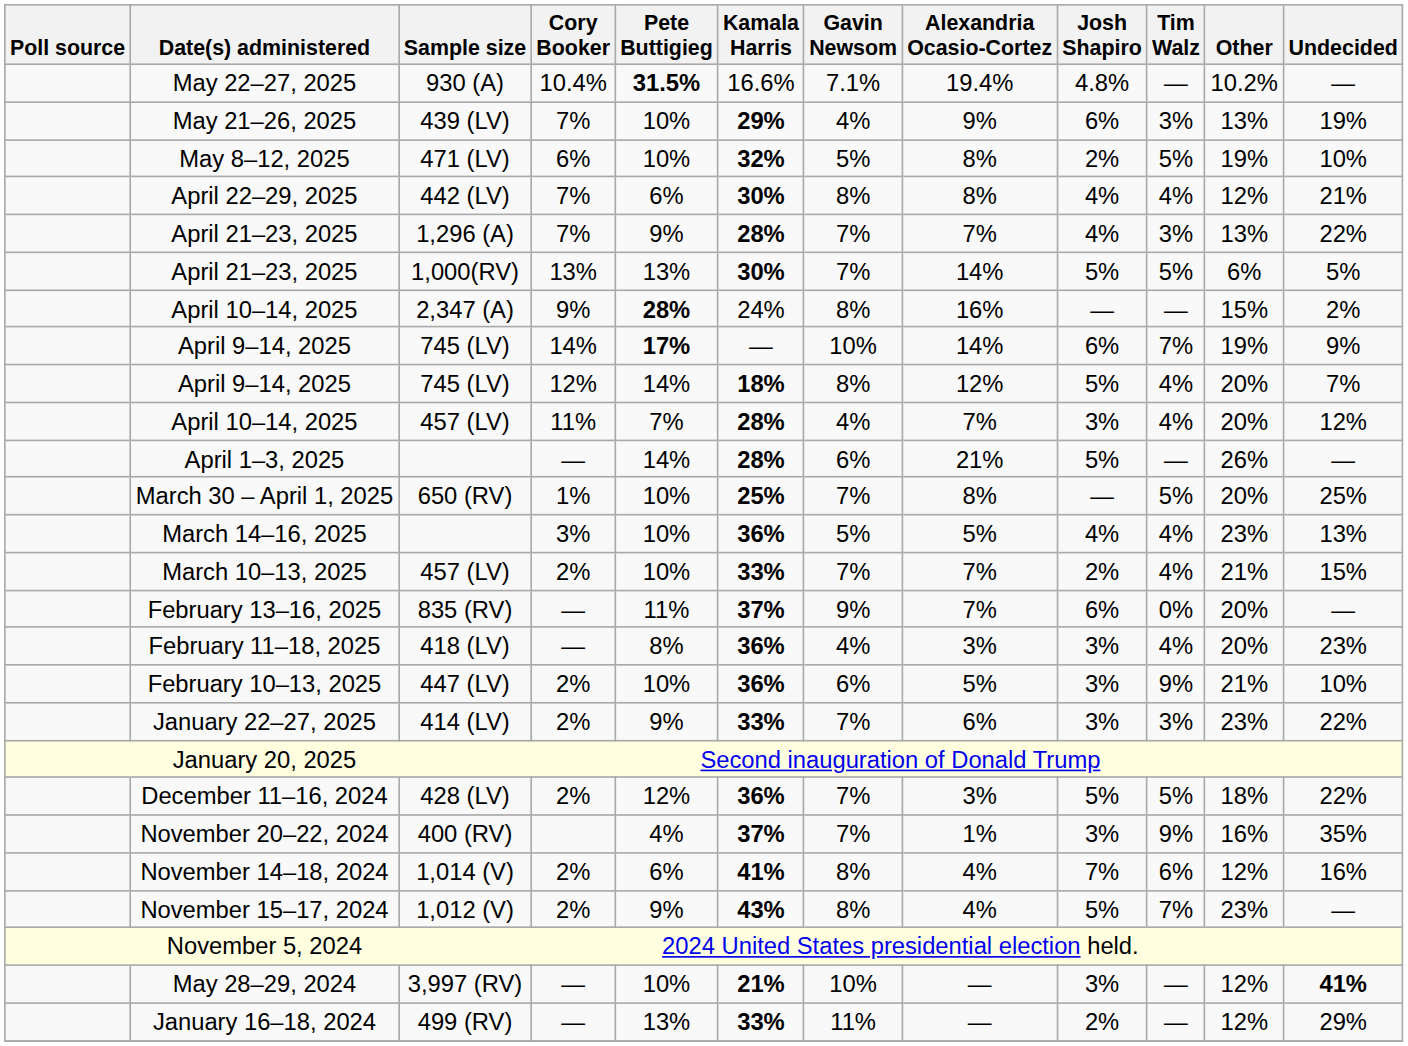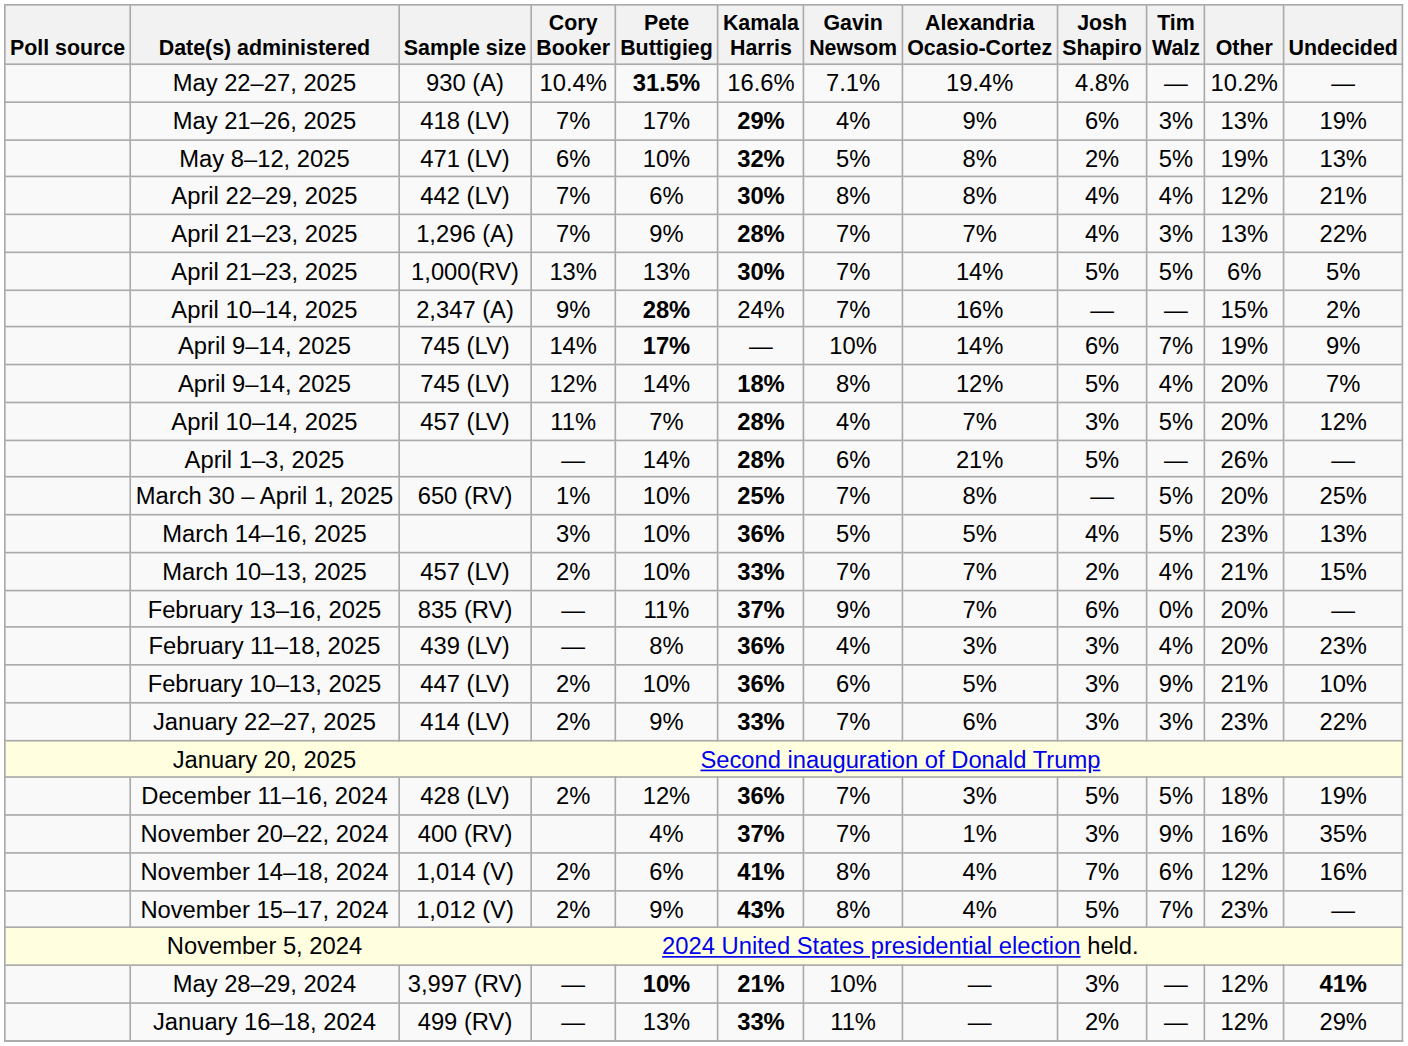(465, 121) 439 (LV) -> (465, 121) 418 (LV)
(666, 121) 10% -> (666, 121) 17%
(1343, 159) 10% -> (1343, 159) 13%
(853, 309) 8% -> (853, 309) 7%
(1176, 421) 4% -> (1176, 421) 5%
(1176, 534) 4% -> (1176, 534) 5%
(465, 647) 418 (LV) -> (465, 647) 439 (LV)
(1343, 797) 22% -> (1343, 797) 19%
(666, 985) normal -> (666, 985) bold
